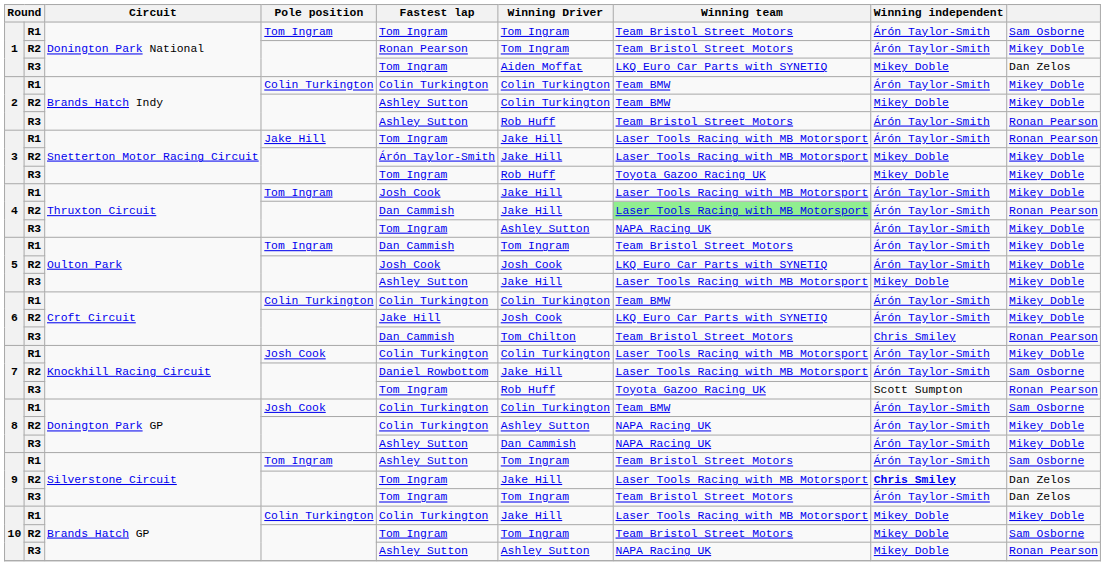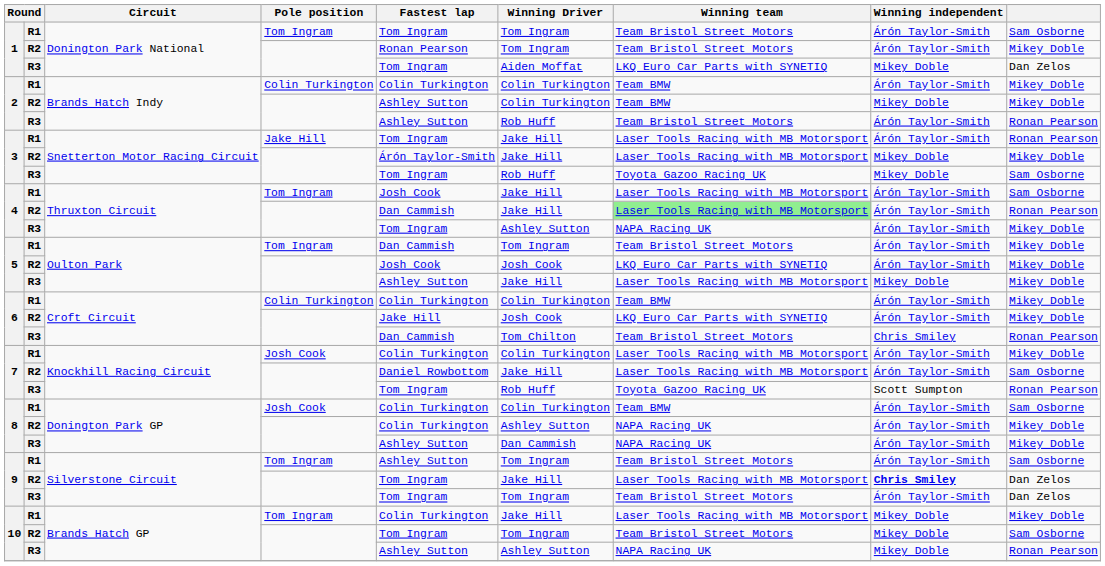(1047, 175) Mikey Doble -> (1047, 175) Sam Osborne
(1047, 193) Mikey Doble -> (1047, 193) Sam Osborne
(319, 516) Colin Turkington -> (298, 516) Tom Ingram
